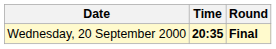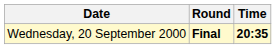columns swapped: (208, 14) <-> (249, 14)
